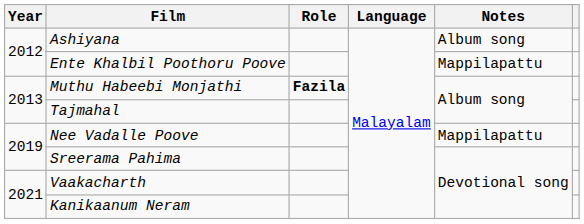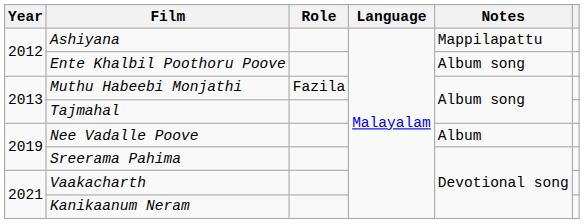(481, 40) Album song -> (490, 40) Mappilapattu
(490, 64) Mappilapattu -> (481, 64) Album song
(319, 88) bold -> (319, 88) normal
(490, 135) Mappilapattu -> (460, 135) Album
